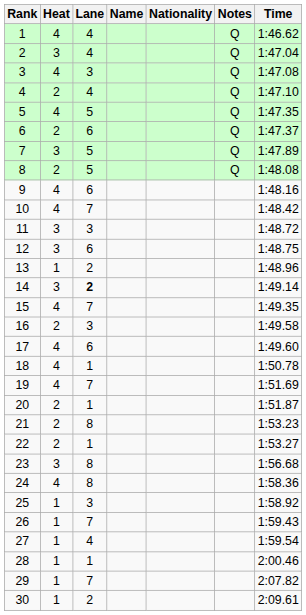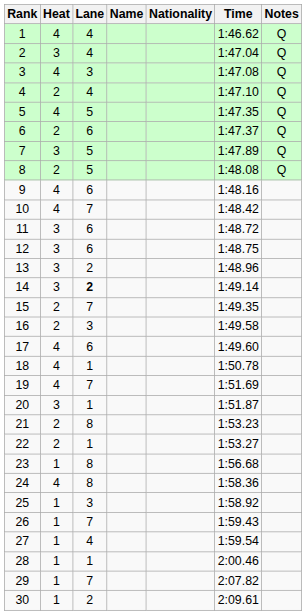columns swapped: (278, 14) <-> (235, 14)
(90, 229) 3 -> (90, 229) 6
(56, 268) 1 -> (56, 268) 3
(56, 307) 4 -> (56, 307) 2
(56, 405) 2 -> (56, 405) 3
(56, 463) 3 -> (56, 463) 1
